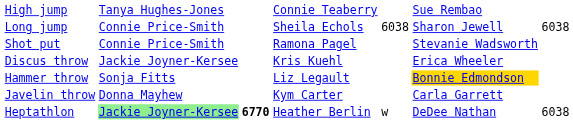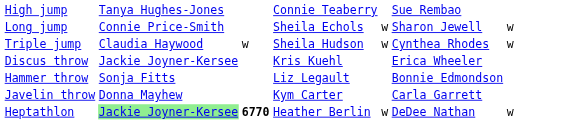(395, 27) 6038 -> (385, 27) w
(555, 27) 6038 -> (510, 27) w
+ row: (43, 44)
- row: (33, 44)
(468, 78) gold background -> (447, 78) no background
(555, 112) 6038 -> (510, 112) w
